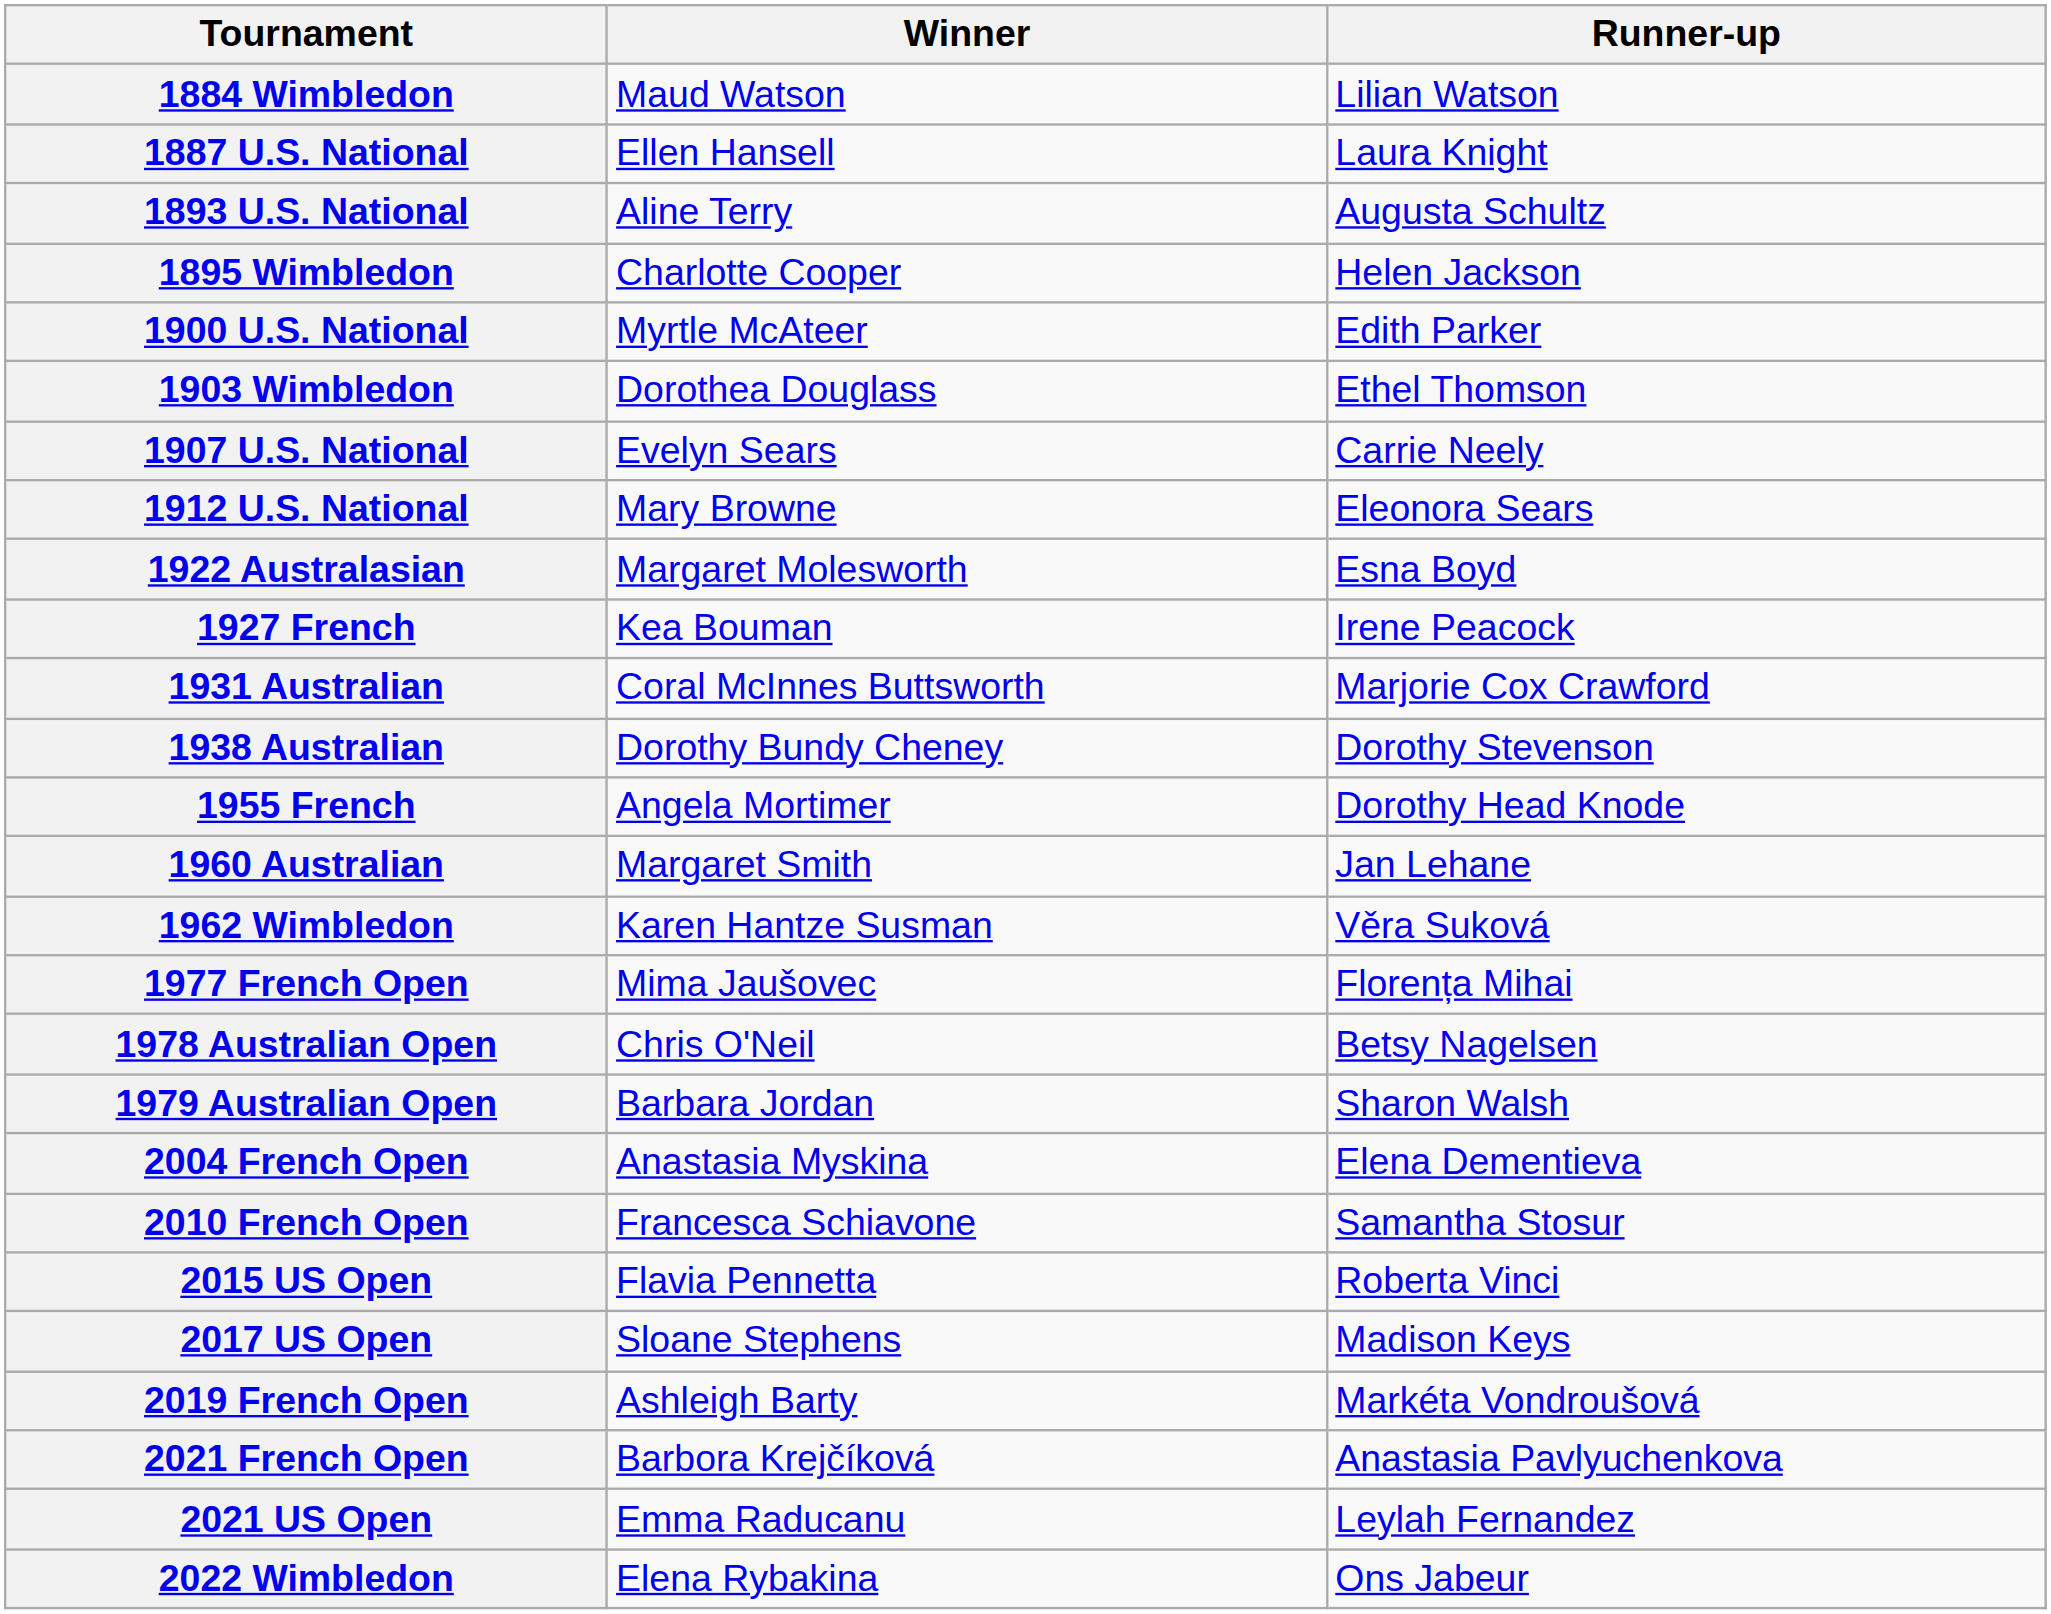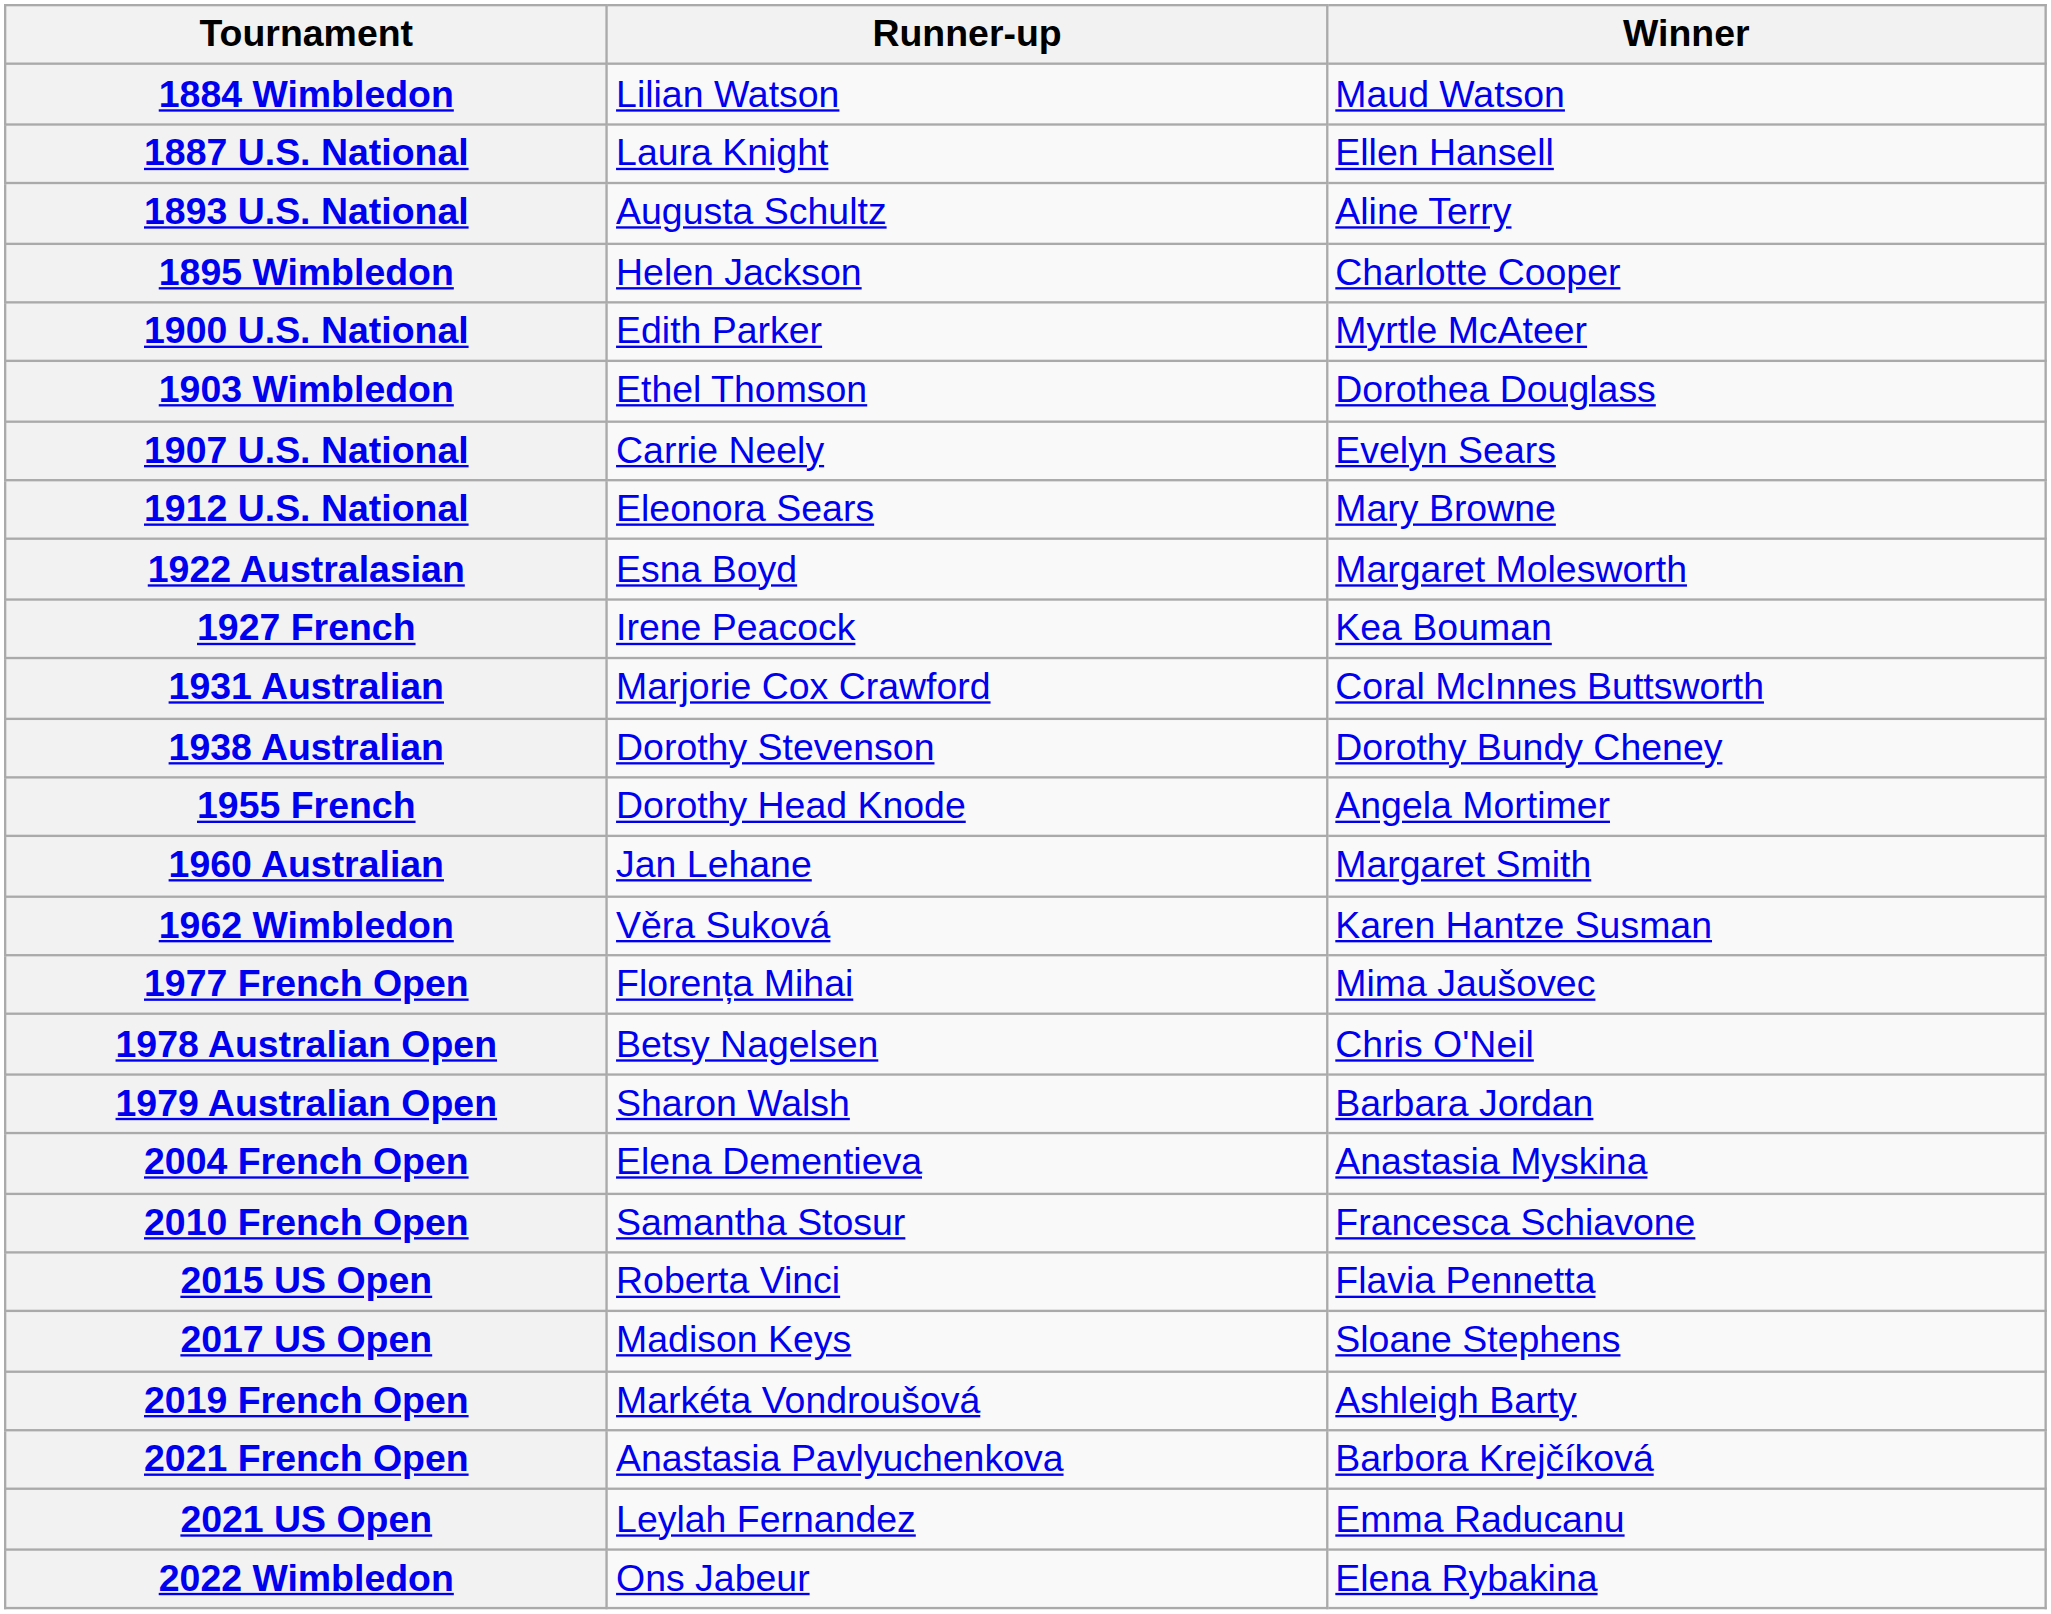columns swapped: (967, 34) <-> (1686, 34)
